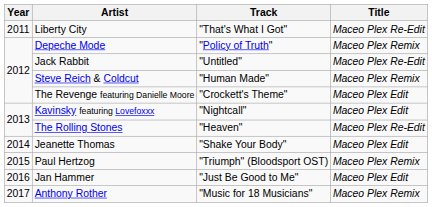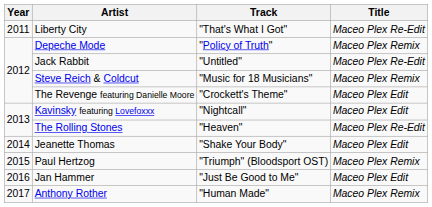(234, 78) "Human Made" -> (256, 78) "Music for 18 Musicians"
(256, 194) "Music for 18 Musicians" -> (234, 194) "Human Made"
